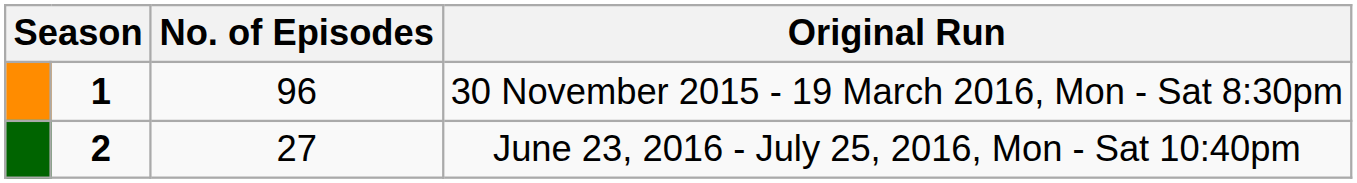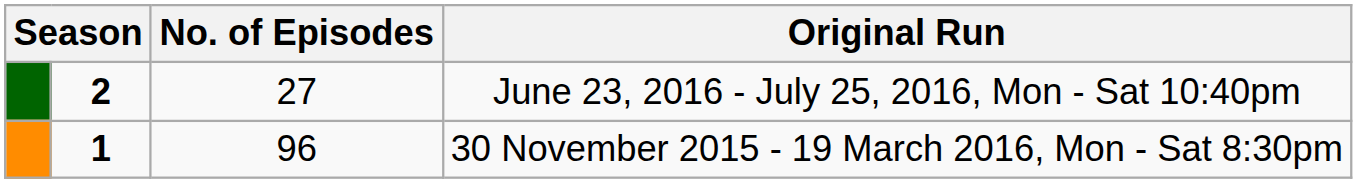rows swapped: (897, 90) <-> (897, 148)
